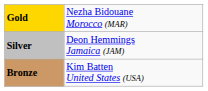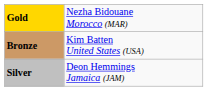rows swapped: (19, 45) <-> (22, 72)
